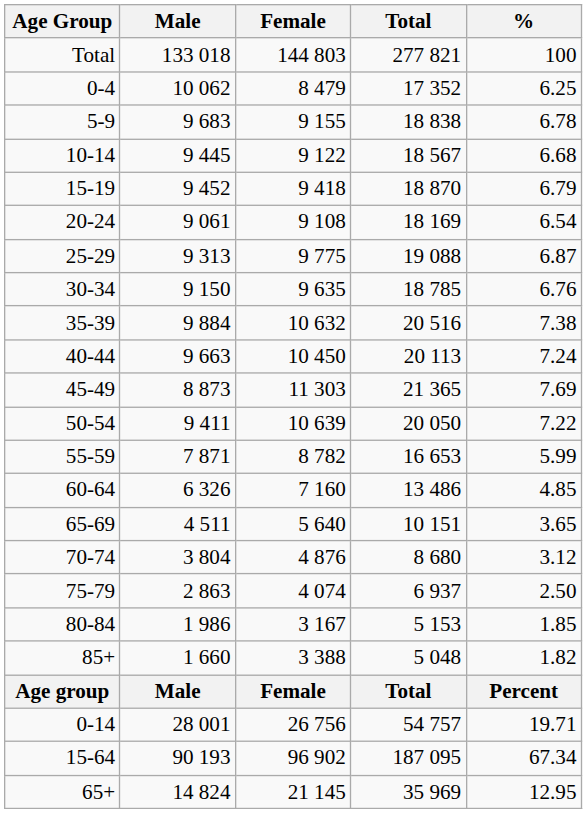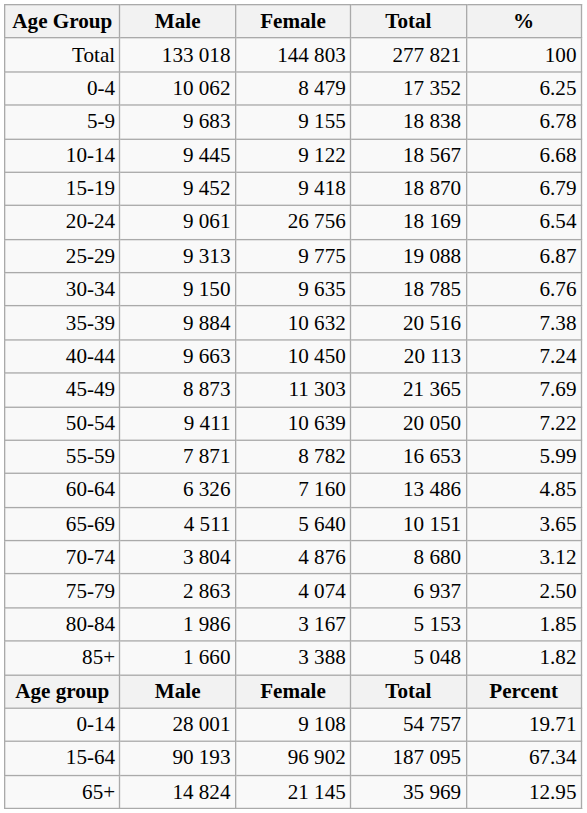(322, 222) 9 108 -> (317, 222) 26 756
(317, 724) 26 756 -> (322, 724) 9 108
